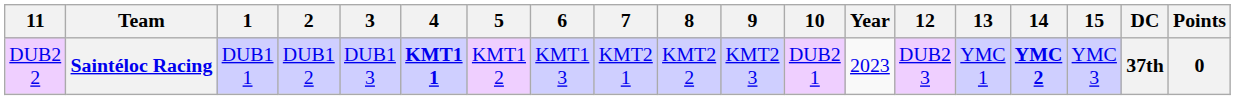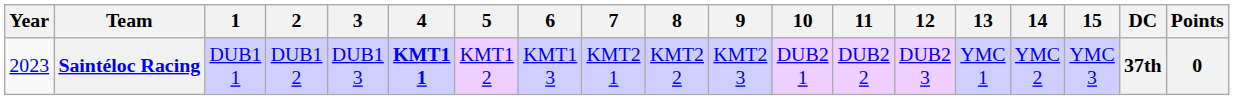columns swapped: (870, 21) <-> (35, 21)
(1039, 65) bold -> (1038, 65) normal
